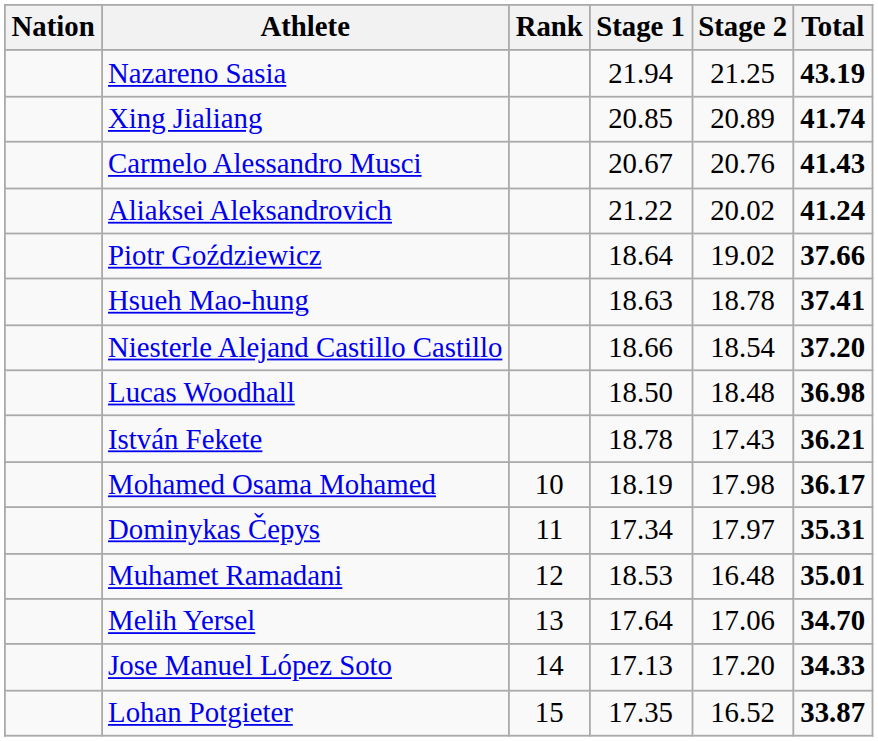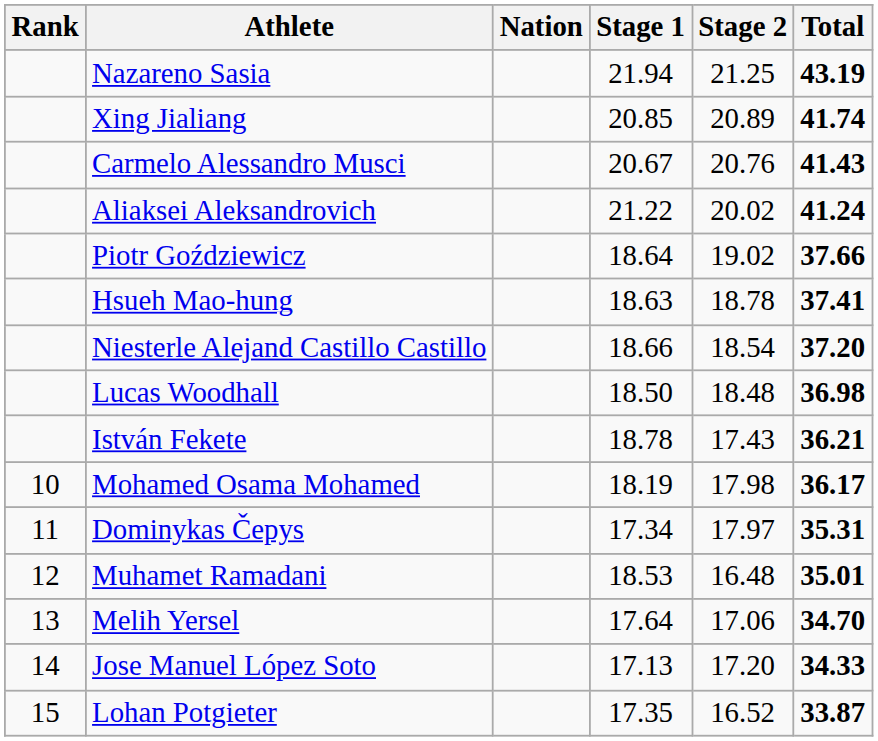columns swapped: (549, 27) <-> (53, 27)
